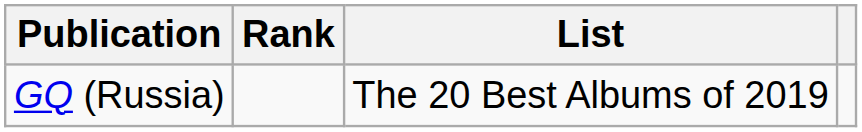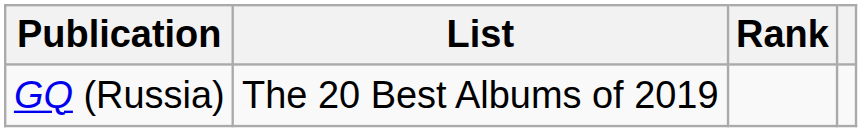columns swapped: (591, 34) <-> (288, 34)
